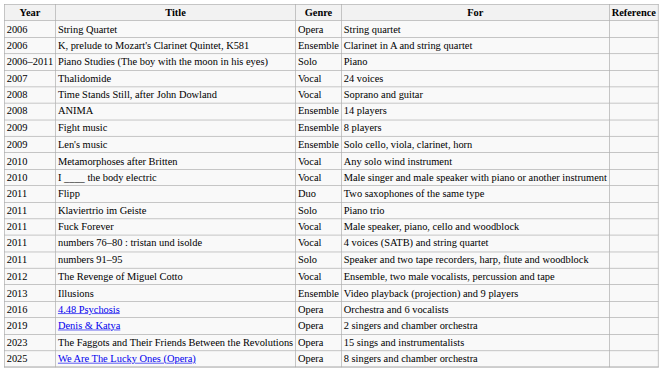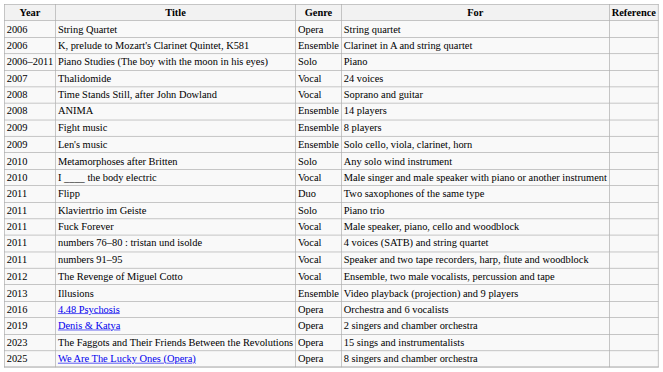(310, 161) Vocal -> (307, 161) Solo
(307, 260) Solo -> (310, 260) Vocal
